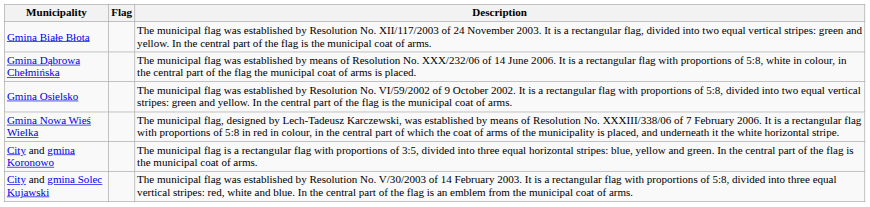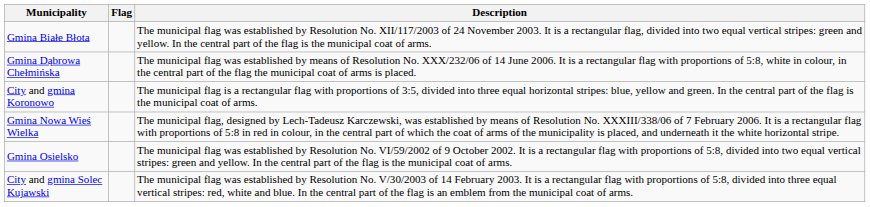rows swapped: (41, 156) <-> (43, 96)
